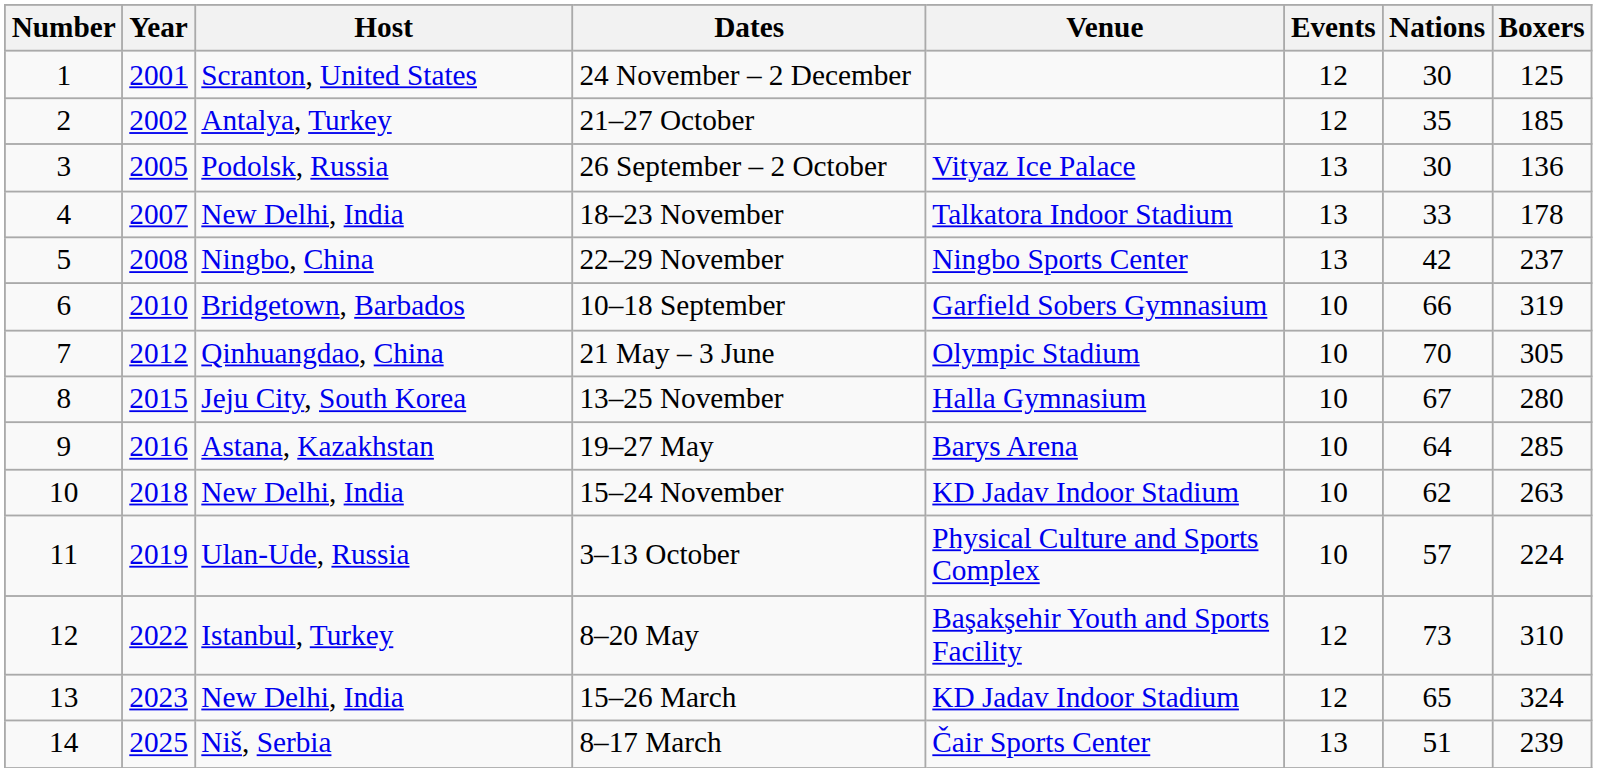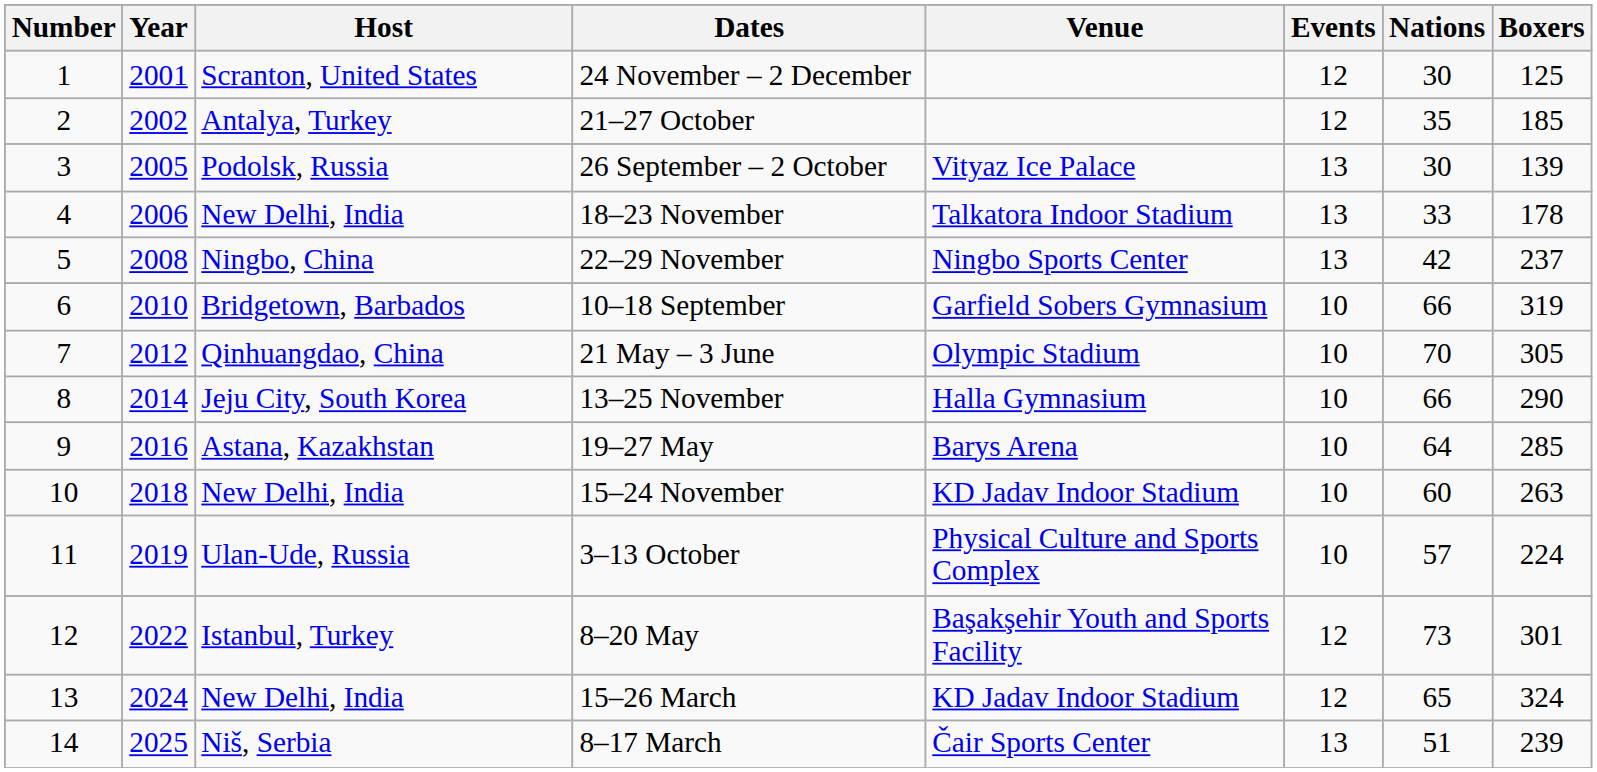(1542, 167) 136 -> (1542, 167) 139
(159, 213) 2007 -> (159, 213) 2006
(159, 399) 2015 -> (159, 399) 2014
(1437, 399) 67 -> (1437, 399) 66
(1542, 399) 280 -> (1542, 399) 290
(1437, 492) 62 -> (1437, 492) 60
(1542, 634) 310 -> (1542, 634) 301
(159, 697) 2023 -> (159, 697) 2024
